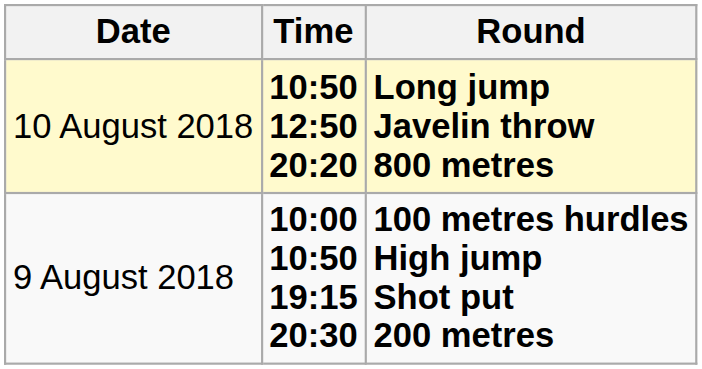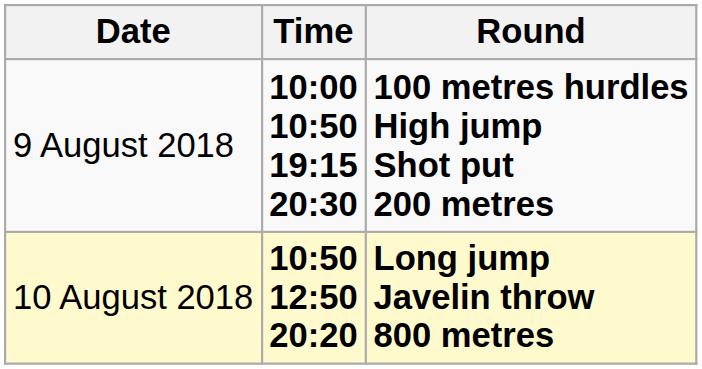rows swapped: (124, 277) <-> (133, 125)
